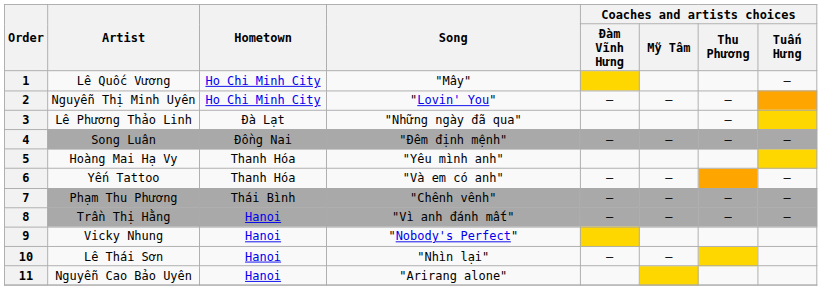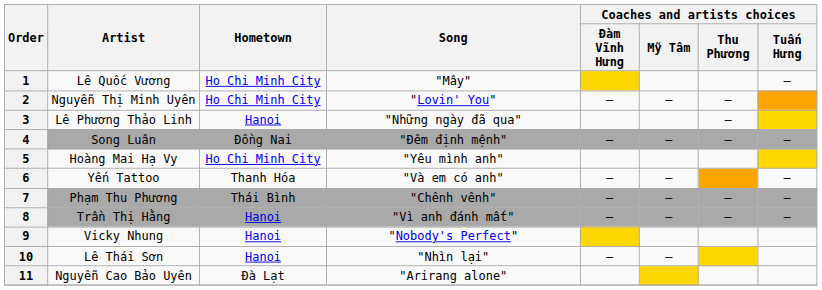(263, 120) Đà Lạt -> (263, 120) Hanoi
(263, 159) Thanh Hóa -> (263, 159) Ho Chi Minh City
(263, 276) Hanoi -> (263, 276) Đà Lạt
